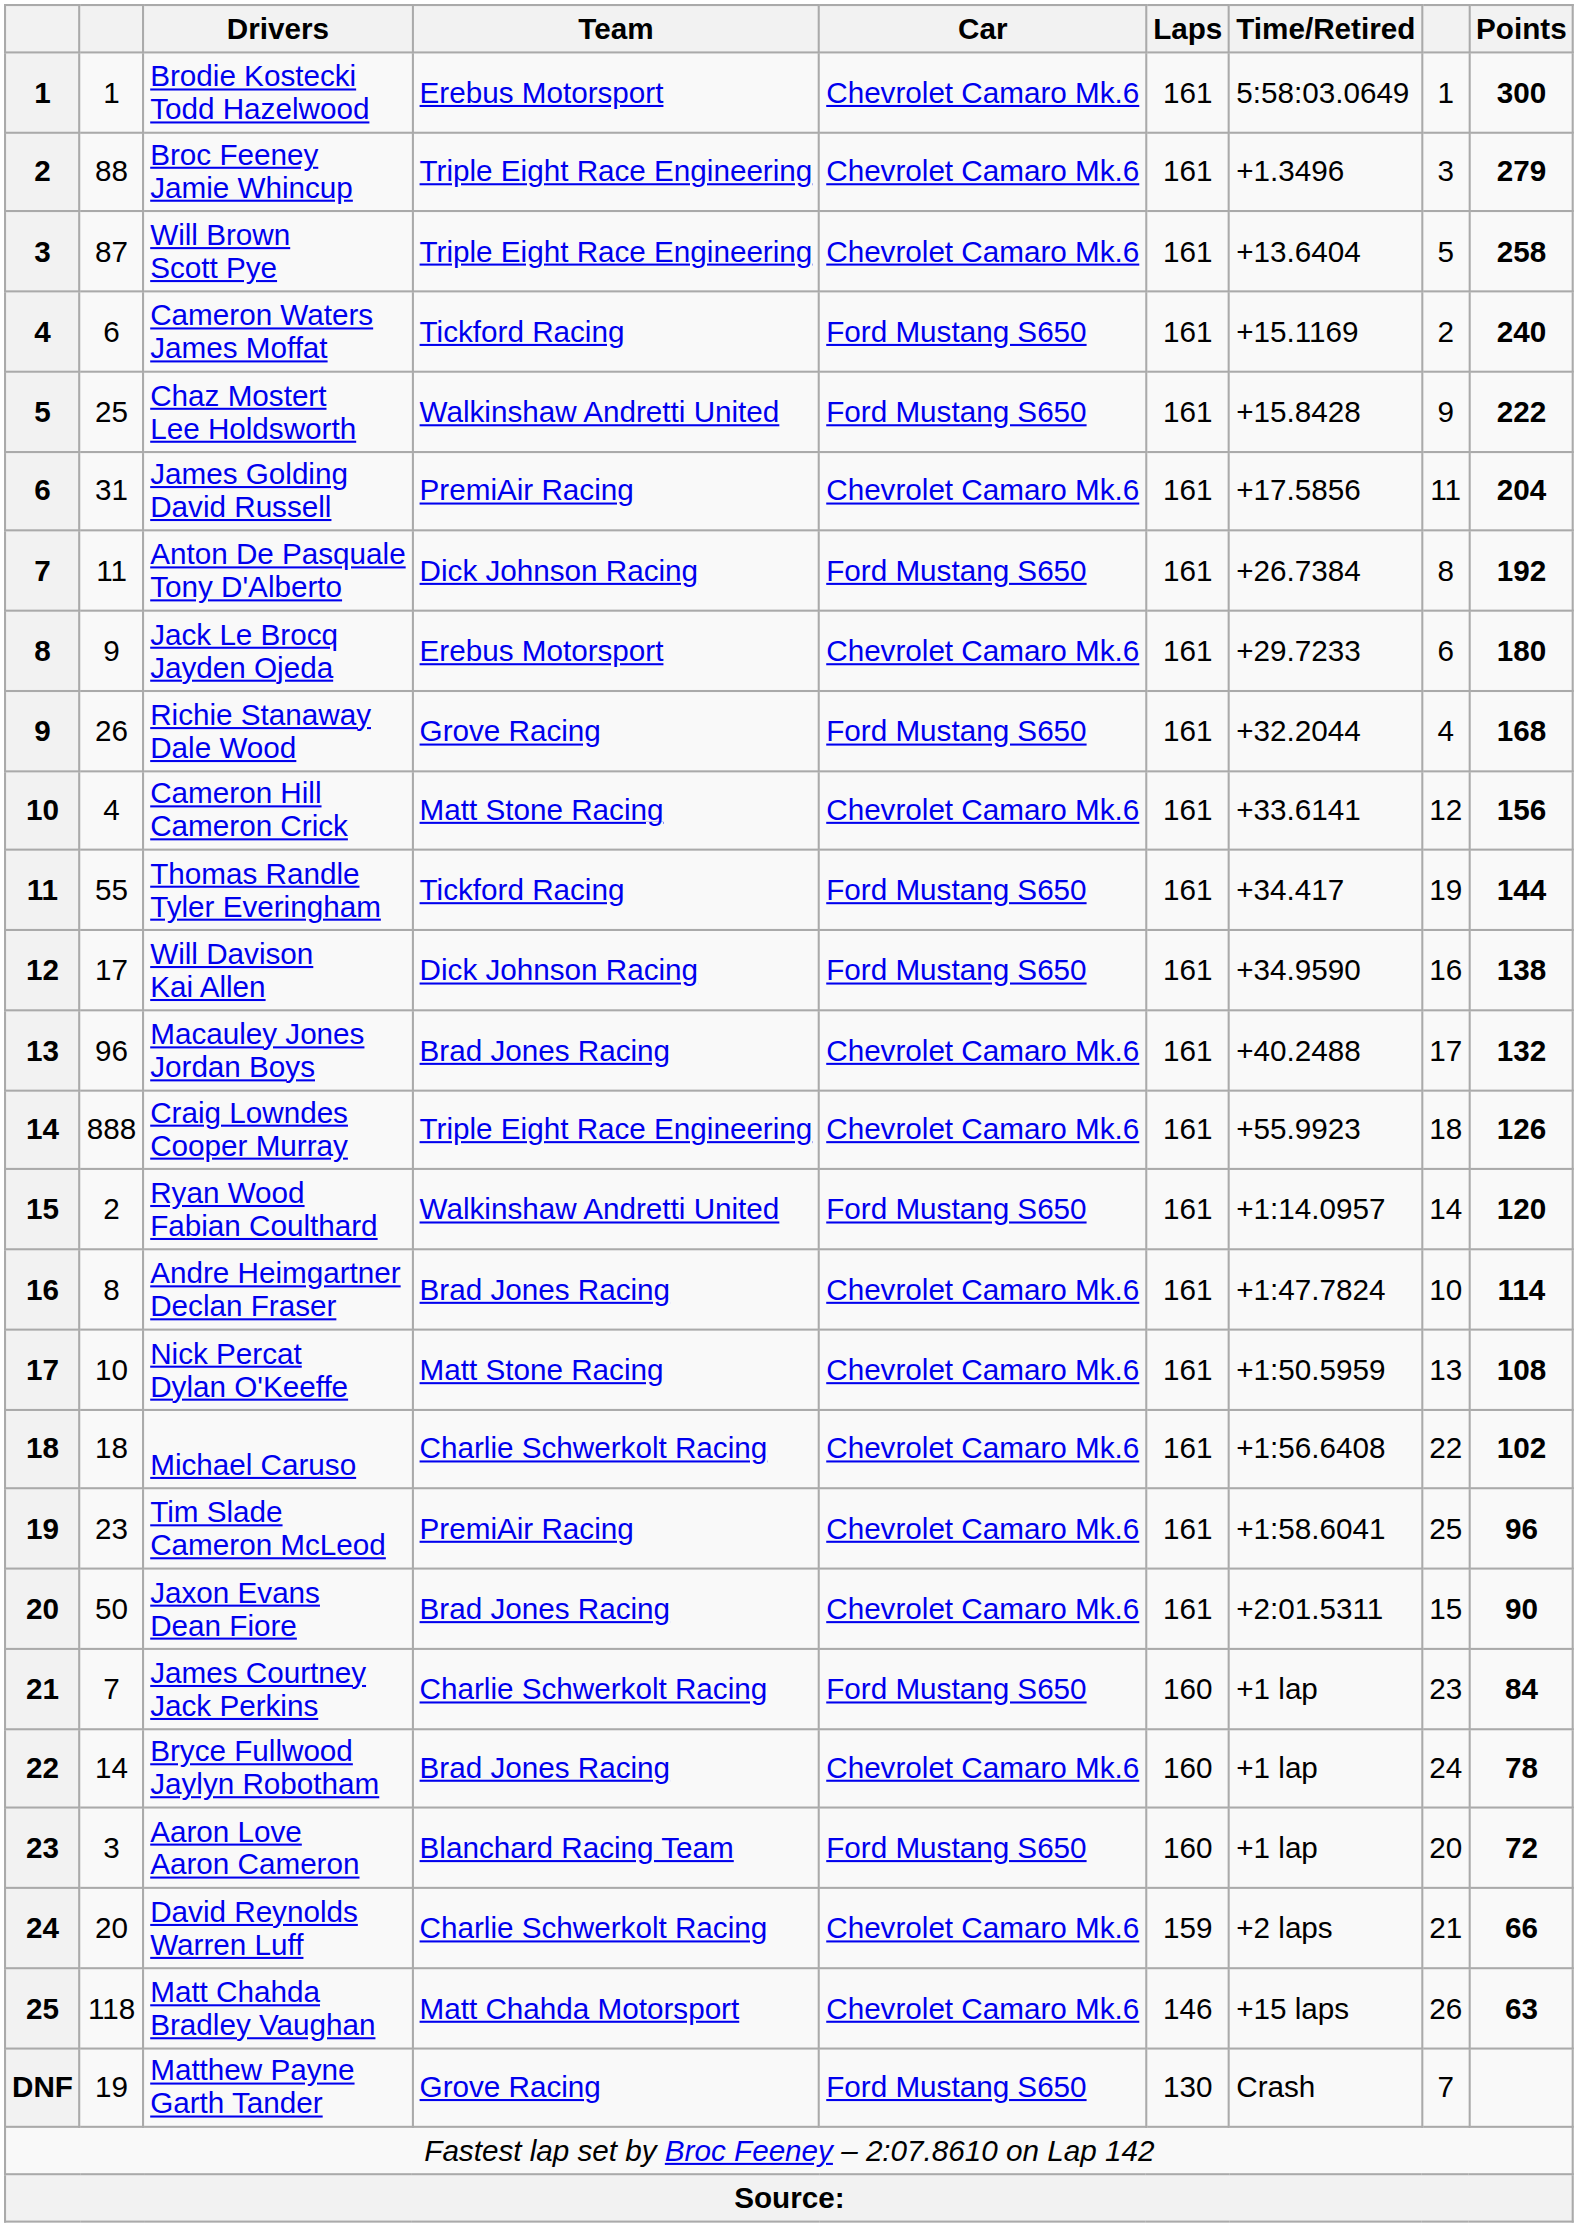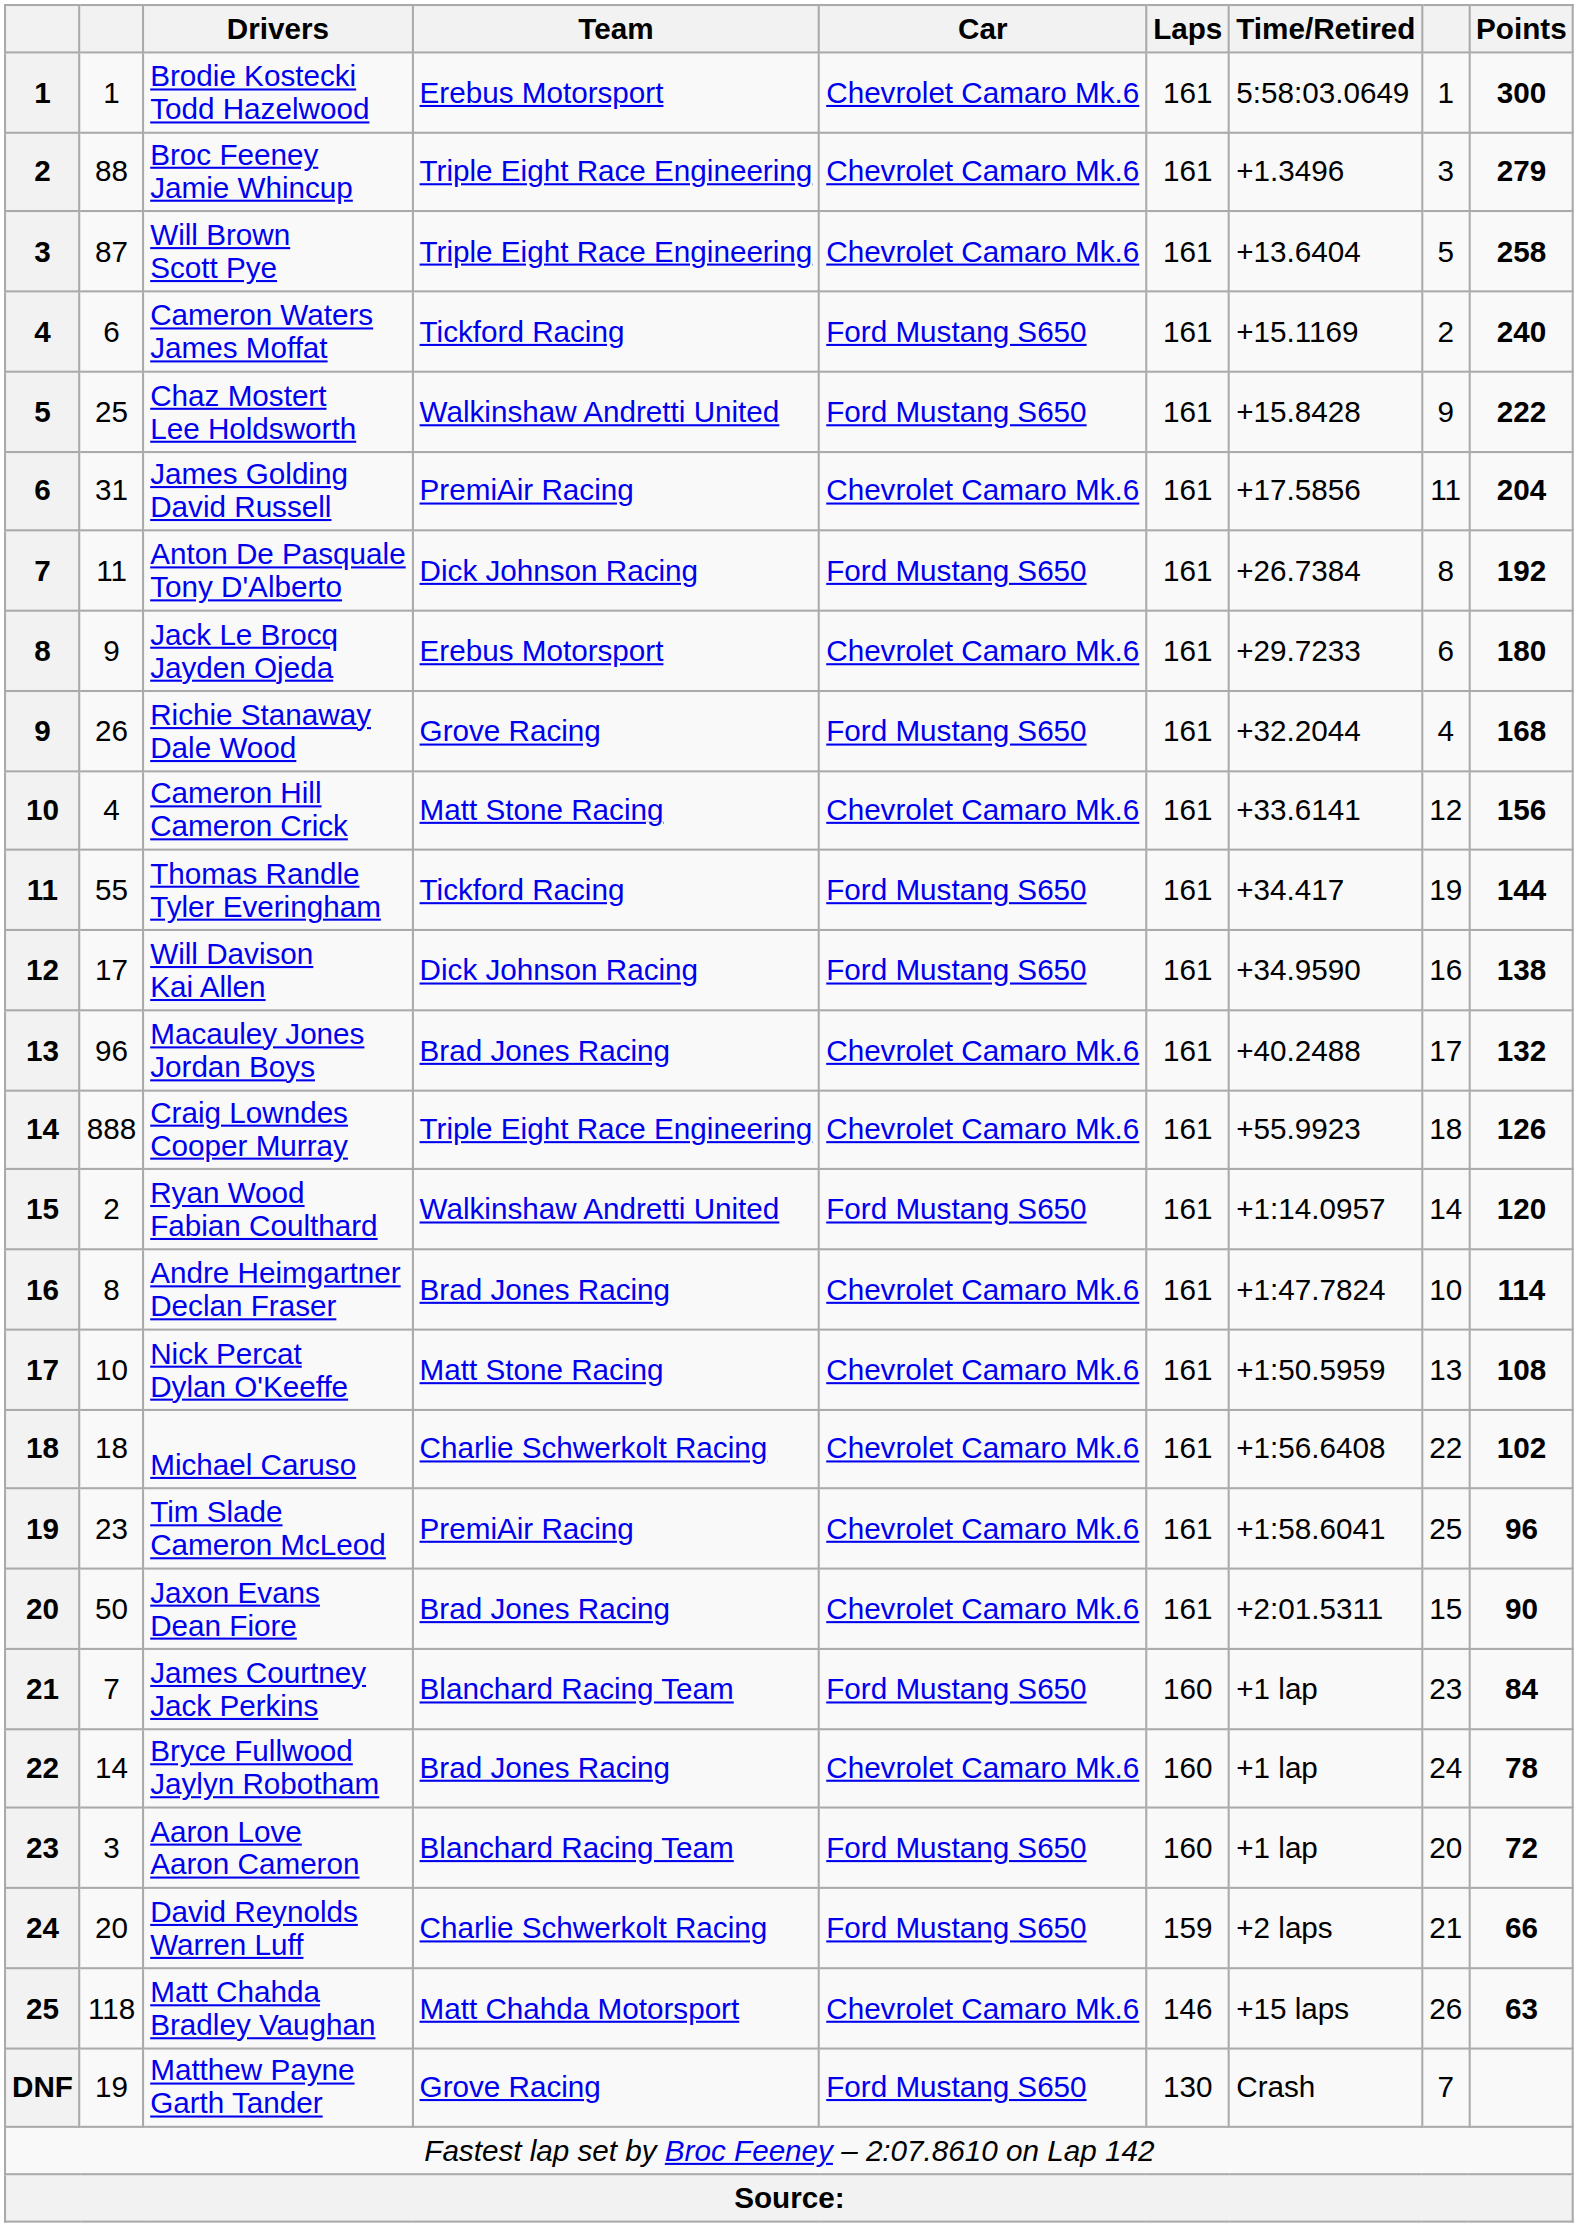(593, 1689) Charlie Schwerkolt Racing -> (577, 1689) Blanchard Racing Team
(983, 1928) Chevrolet Camaro Mk.6 -> (956, 1928) Ford Mustang S650
